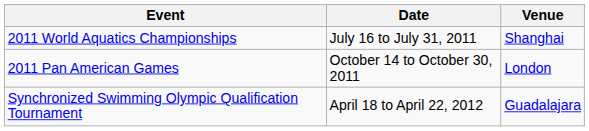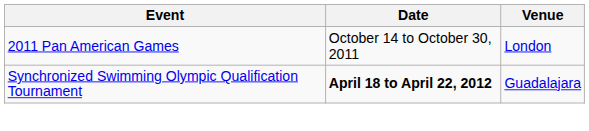- row: (122, 37)
(406, 106) normal -> (410, 84) bold
